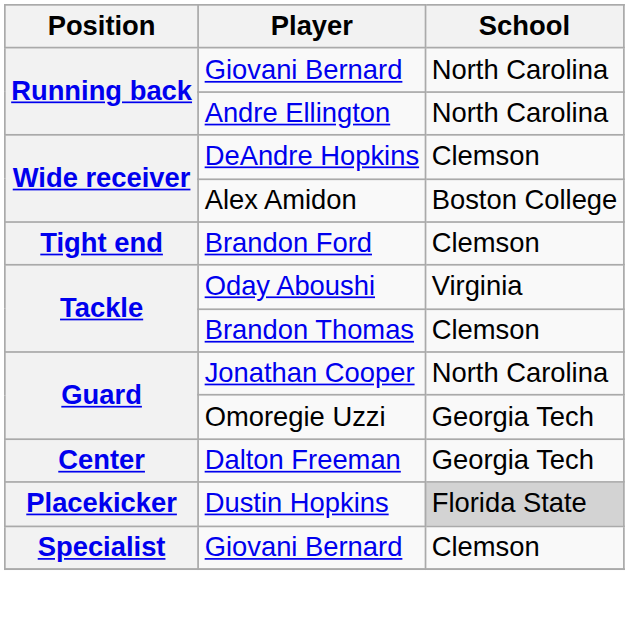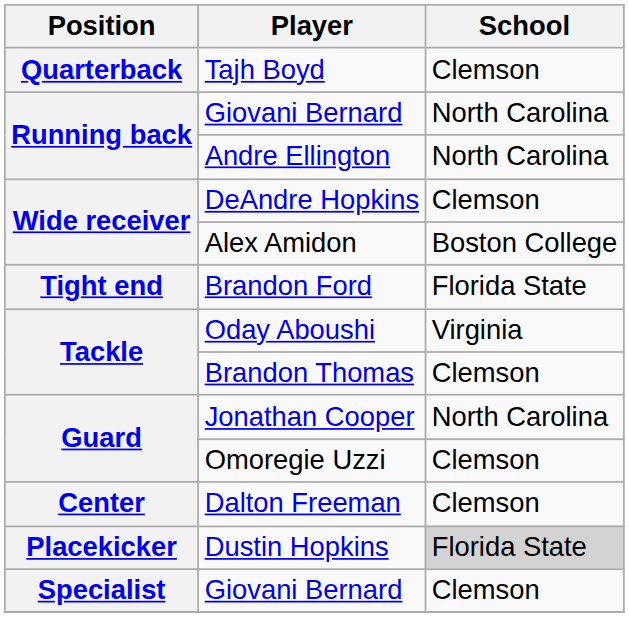+ row: (102, 69)
(486, 243) Clemson -> (509, 286) Florida State
(513, 416) Georgia Tech -> (486, 460) Clemson
(513, 460) Georgia Tech -> (486, 503) Clemson
